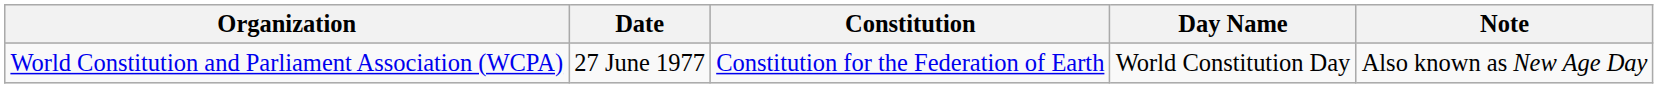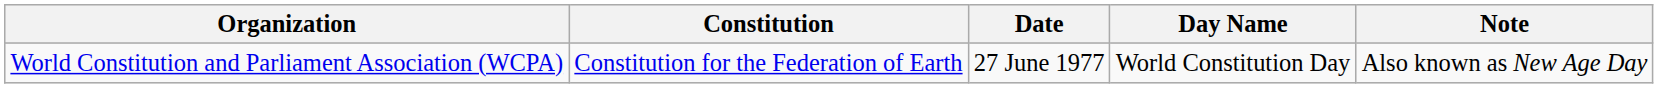columns swapped: (640, 23) <-> (910, 23)
